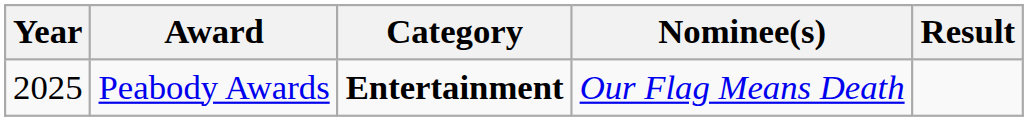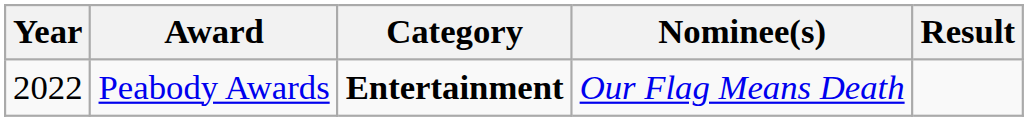(48, 87) 2025 -> (48, 87) 2022
